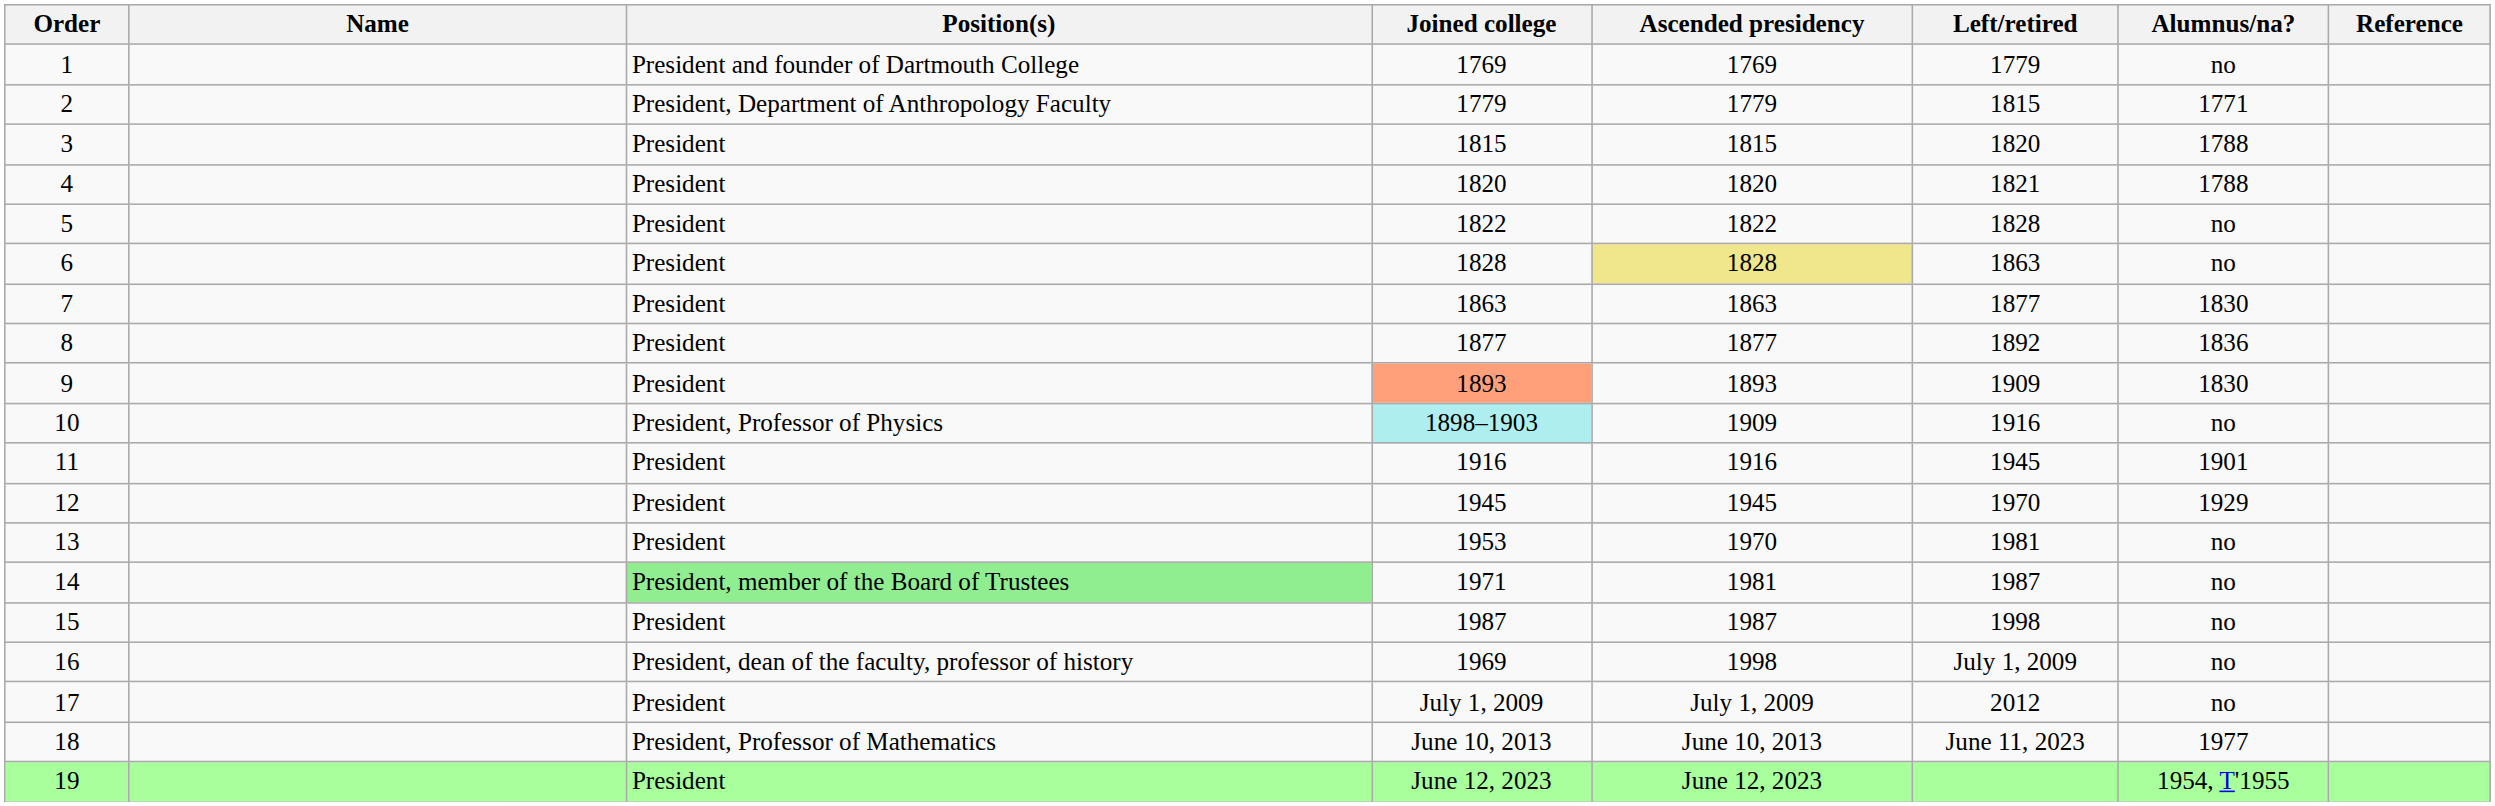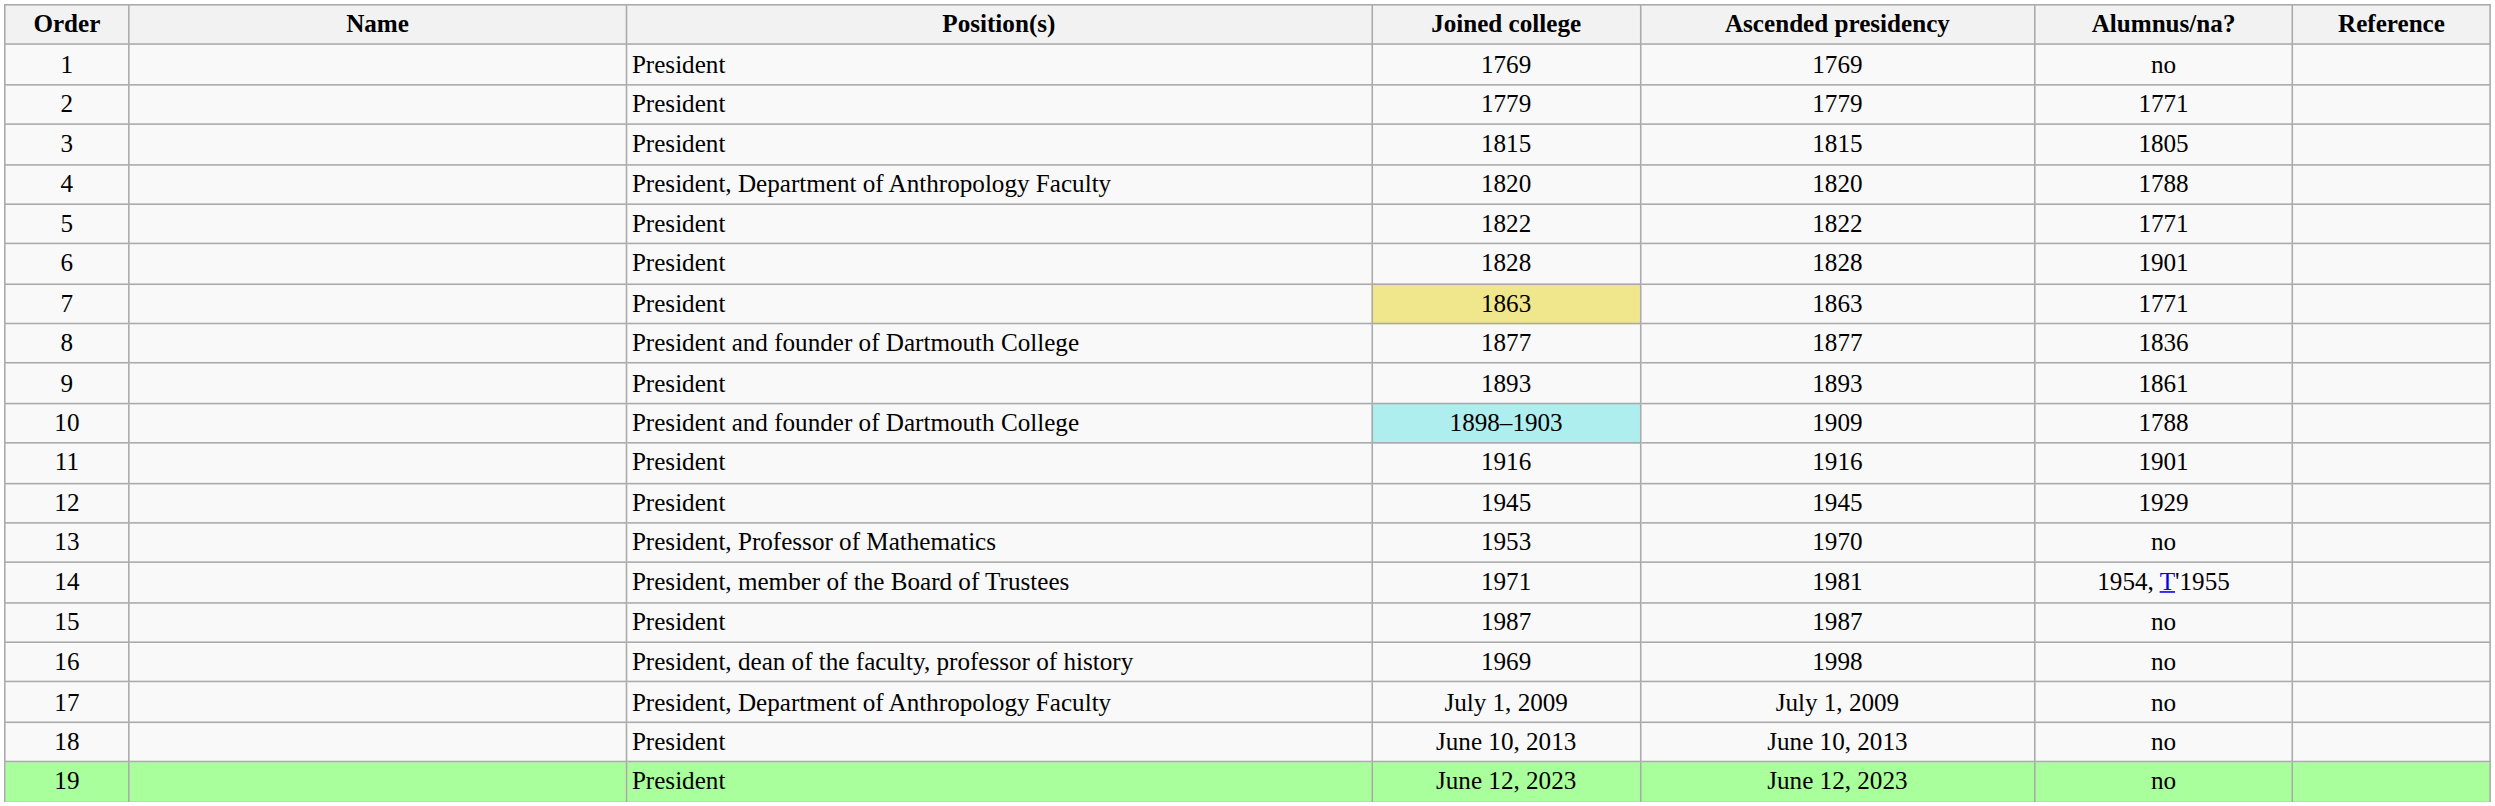- column: (2015, 24)
(855, 64) President and founder of Dartmouth College -> (679, 64) President
(872, 104) President, Department of Anthropology Faculty -> (679, 104) President
(2223, 143) 1788 -> (2164, 143) 1805
(679, 183) President -> (872, 183) President, Department of Anthropology Faculty
(2223, 223) no -> (2164, 223) 1771
(1752, 263) khaki background -> (1837, 263) no background
(2223, 263) no -> (2164, 263) 1901
(1481, 303) no background -> (1506, 303) khaki background
(2223, 303) 1830 -> (2164, 303) 1771
(679, 343) President -> (855, 343) President and founder of Dartmouth College
(1481, 382) lightsalmon background -> (1506, 382) no background
(2223, 382) 1830 -> (2164, 382) 1861
(787, 422) President, Professor of Physics -> (855, 422) President and founder of Dartmouth College
(2223, 422) no -> (2164, 422) 1788
(679, 542) President -> (814, 542) President, Professor of Mathematics
(851, 582) lightgreen background -> (851, 582) no background
(2223, 582) no -> (2164, 582) 1954, T'1955
(679, 701) President -> (872, 701) President, Department of Anthropology Faculty
(814, 741) President, Professor of Mathematics -> (679, 741) President
(2223, 741) 1977 -> (2164, 741) no
(2223, 781) 1954, T'1955 -> (2164, 781) no
